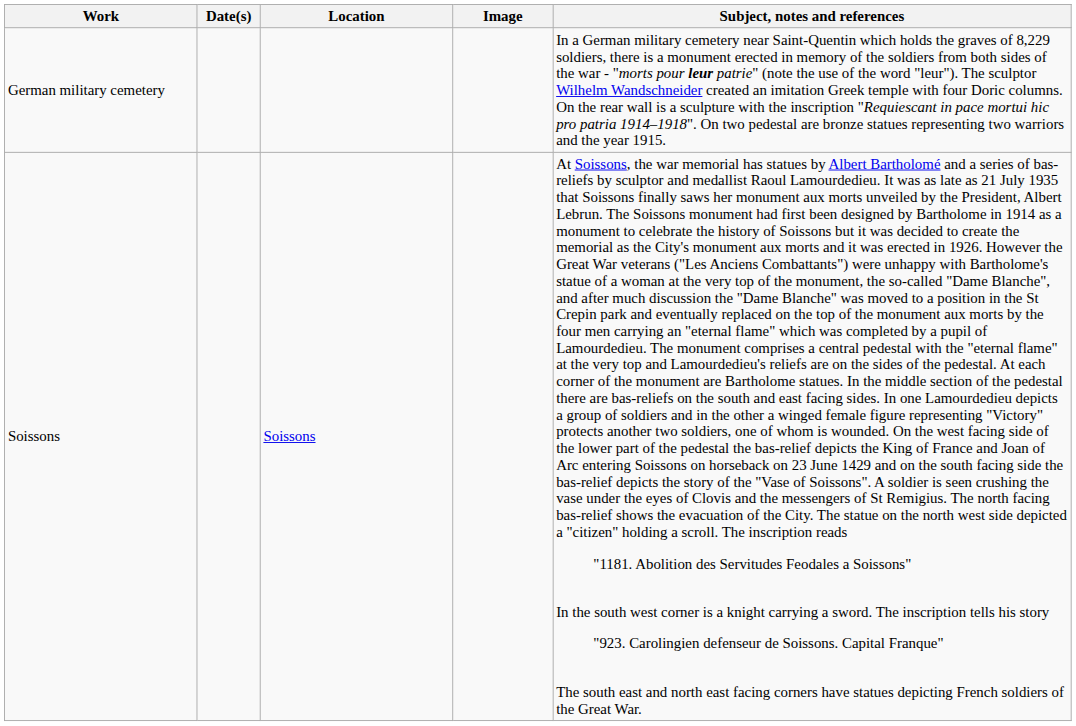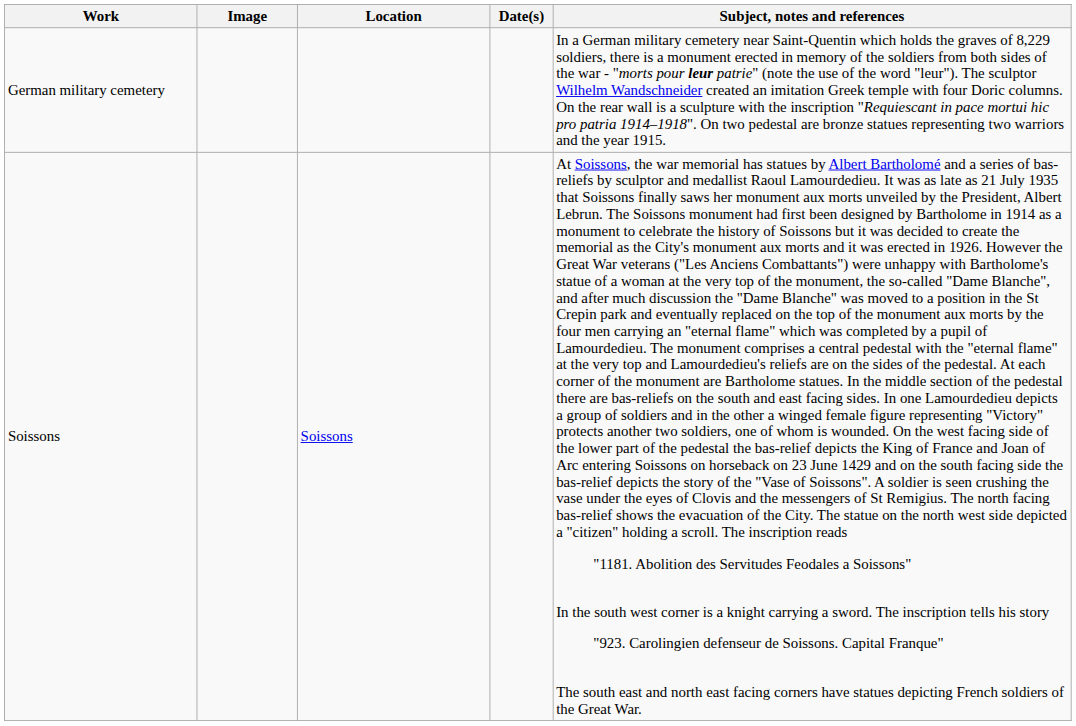columns swapped: (503, 16) <-> (229, 16)
